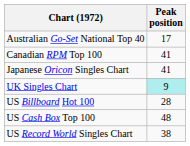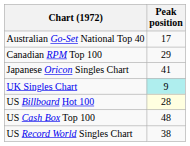(166, 54) 41 -> (166, 54) 29
(166, 102) no background -> (166, 102) lightyellow background
